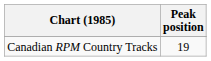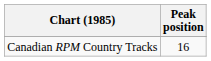(183, 46) 19 -> (183, 46) 16
